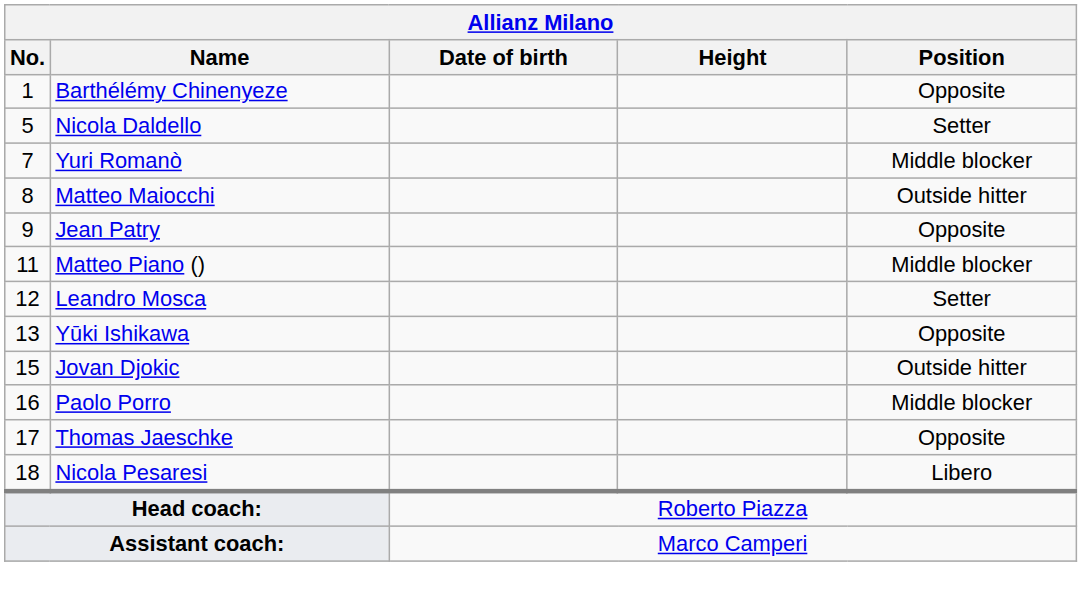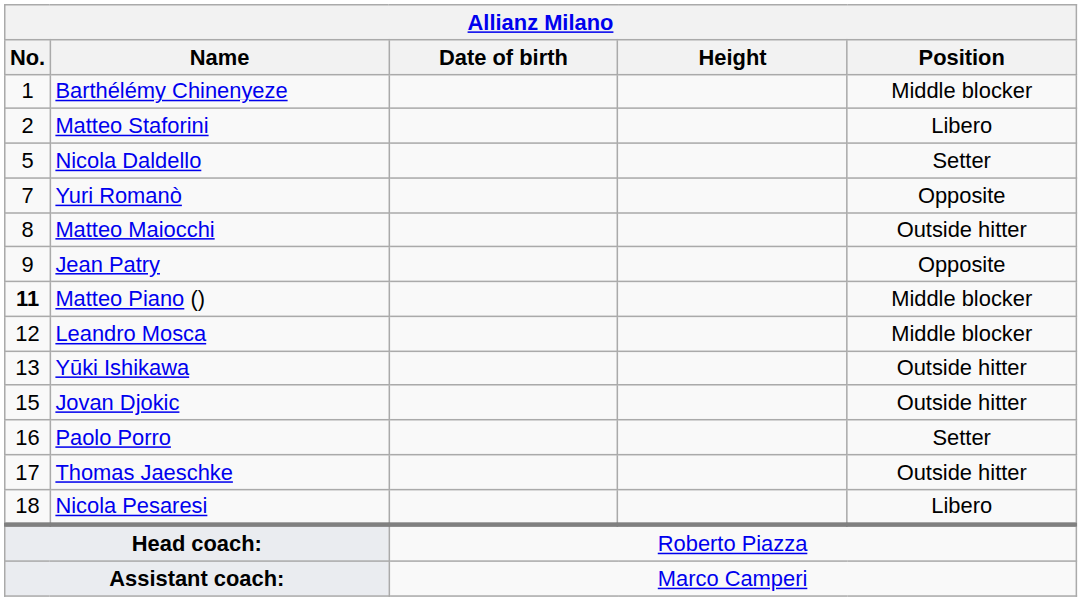(962, 92) Opposite -> (962, 92) Middle blocker
+ row: (132, 126)
(962, 161) Middle blocker -> (962, 195) Opposite
(28, 265) normal -> (28, 299) bold
(962, 299) Setter -> (962, 334) Middle blocker
(962, 334) Opposite -> (962, 368) Outside hitter
(962, 403) Middle blocker -> (962, 437) Setter
(962, 437) Opposite -> (962, 472) Outside hitter
